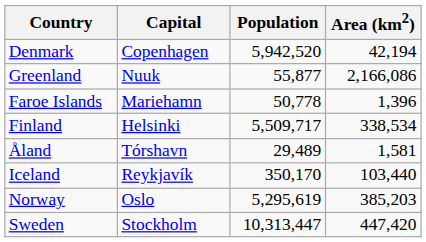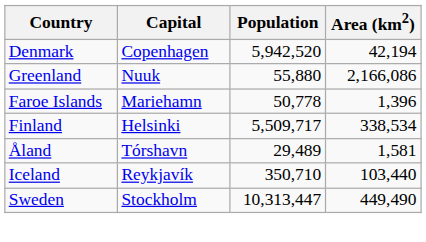(297, 75) 55,877 -> (297, 75) 55,880
(293, 174) 350,170 -> (293, 174) 350,710
- row: (37, 199)
(388, 224) 447,420 -> (388, 199) 449,490
